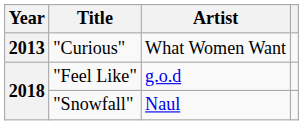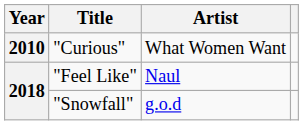(27, 47) 2013 -> (27, 47) 2010
(163, 76) g.o.d -> (163, 76) Naul
(163, 104) Naul -> (163, 104) g.o.d
